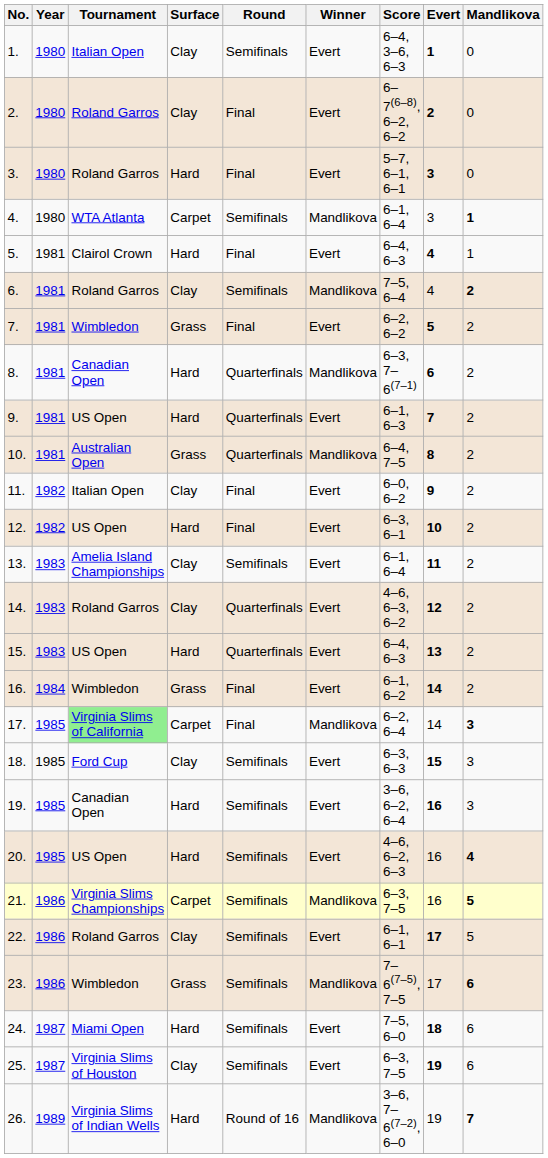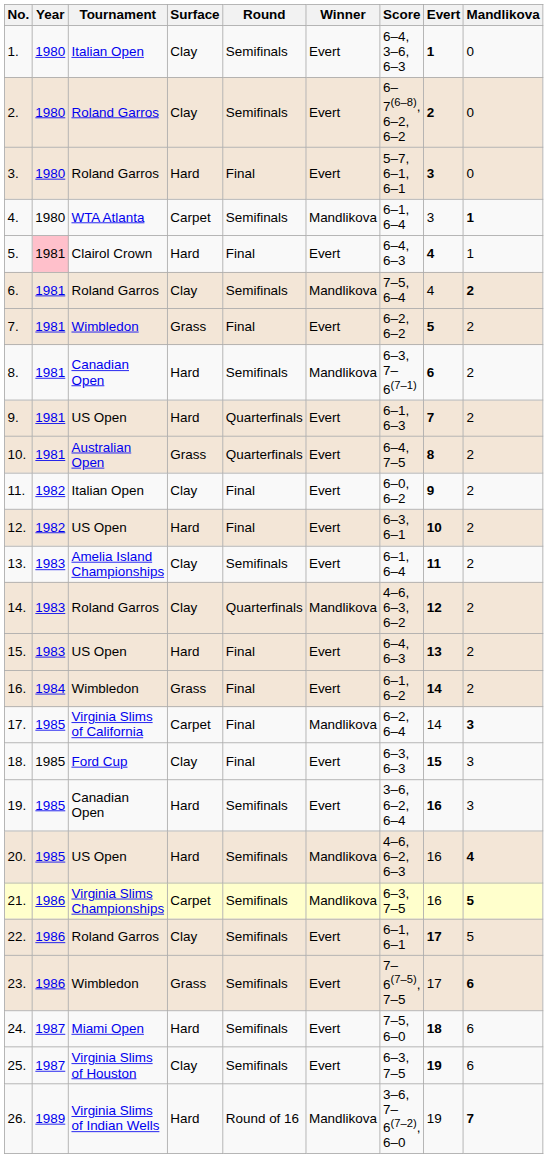(240, 112) Final -> (257, 112) Semifinals
(50, 253) no background -> (50, 253) pink background
(264, 372) Quarterfinals -> (257, 372) Semifinals
(343, 454) Mandlikova -> (325, 454) Evert
(325, 608) Evert -> (343, 608) Mandlikova
(264, 652) Quarterfinals -> (240, 652) Final
(112, 724) lightgreen background -> (112, 724) no background
(257, 761) Semifinals -> (240, 761) Final
(325, 856) Evert -> (343, 856) Mandlikova
(343, 983) Mandlikova -> (325, 983) Evert
